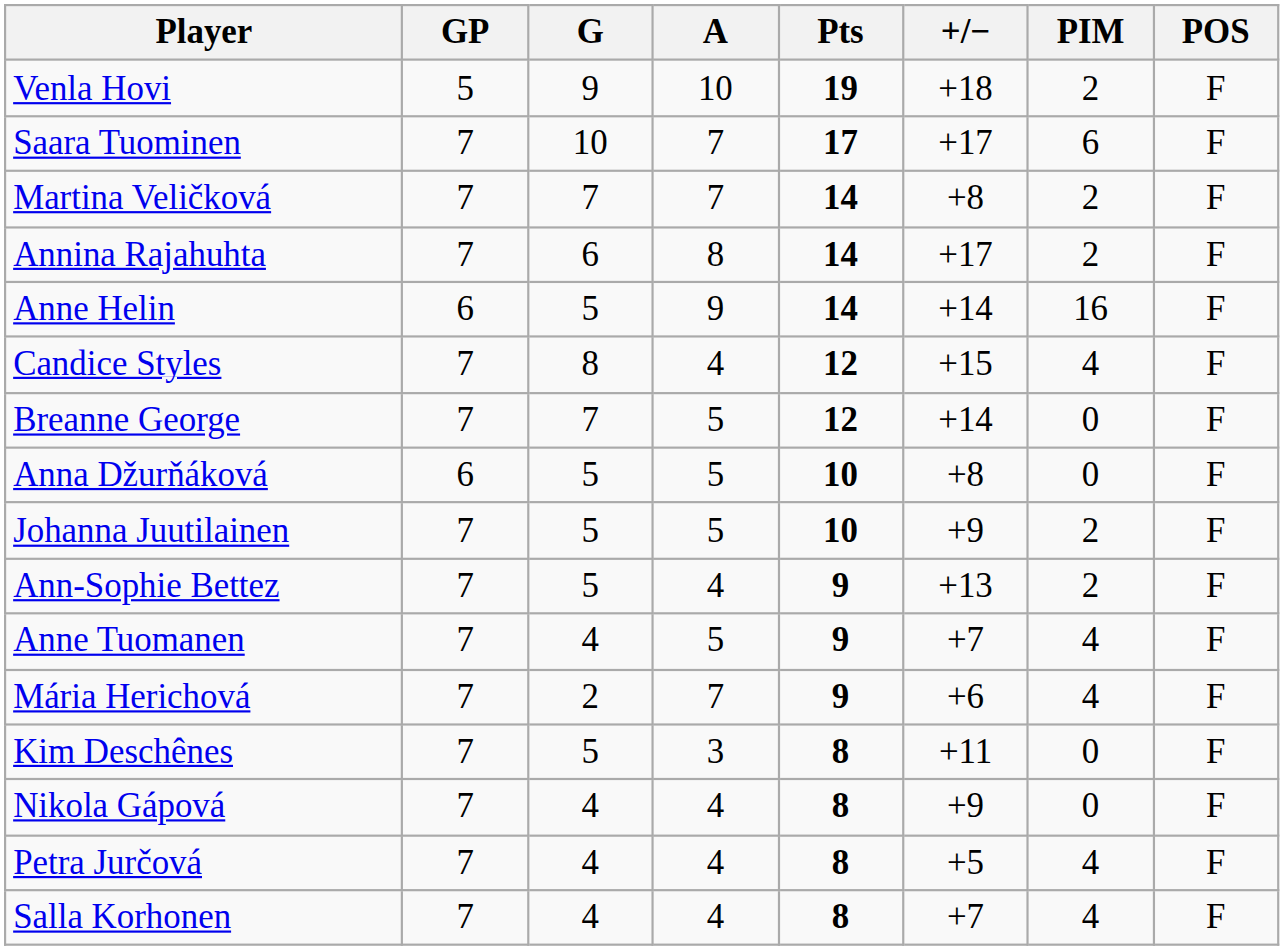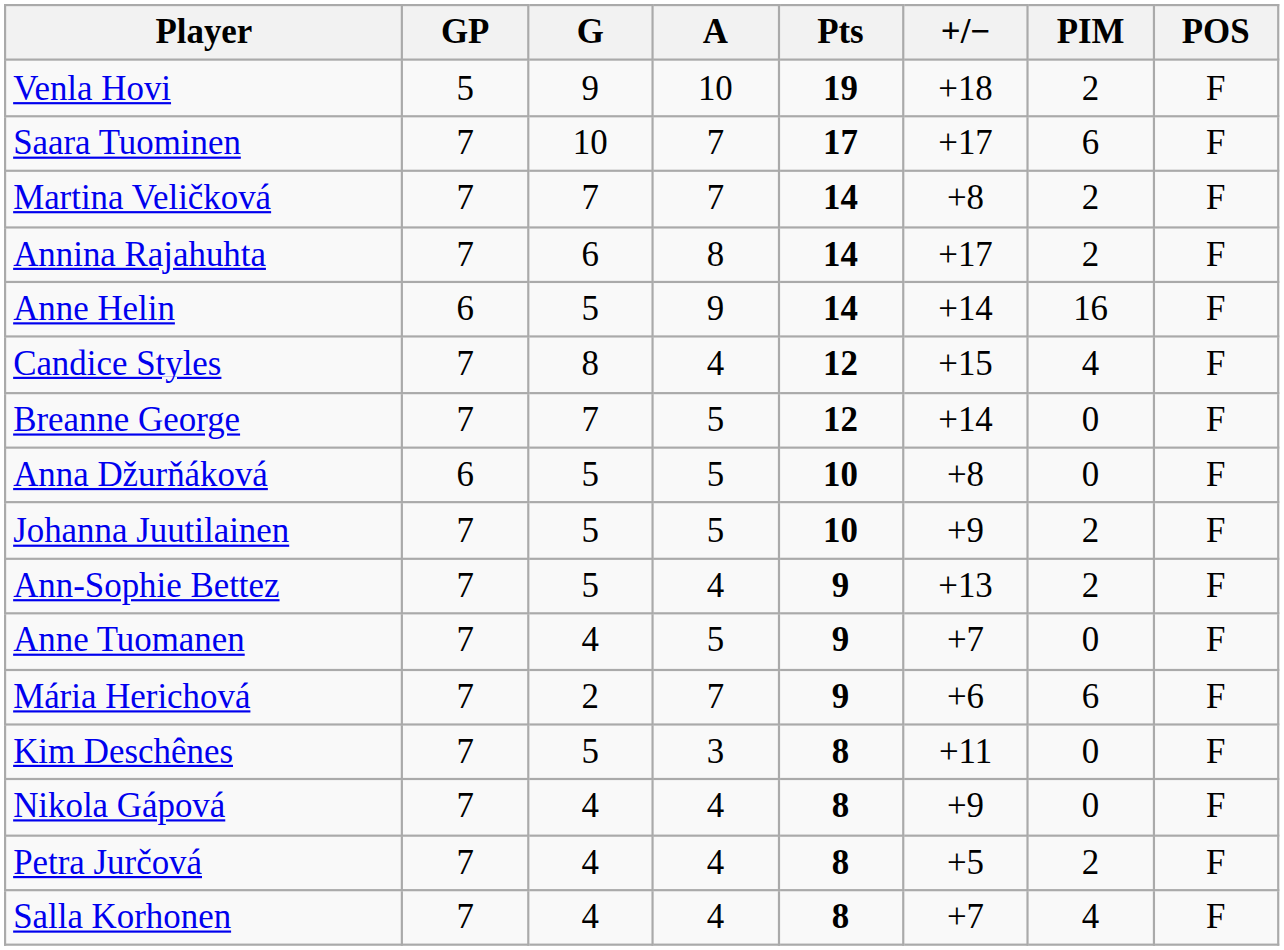(1091, 640) 4 -> (1091, 640) 0
(1091, 695) 4 -> (1091, 695) 6
(1091, 861) 4 -> (1091, 861) 2
